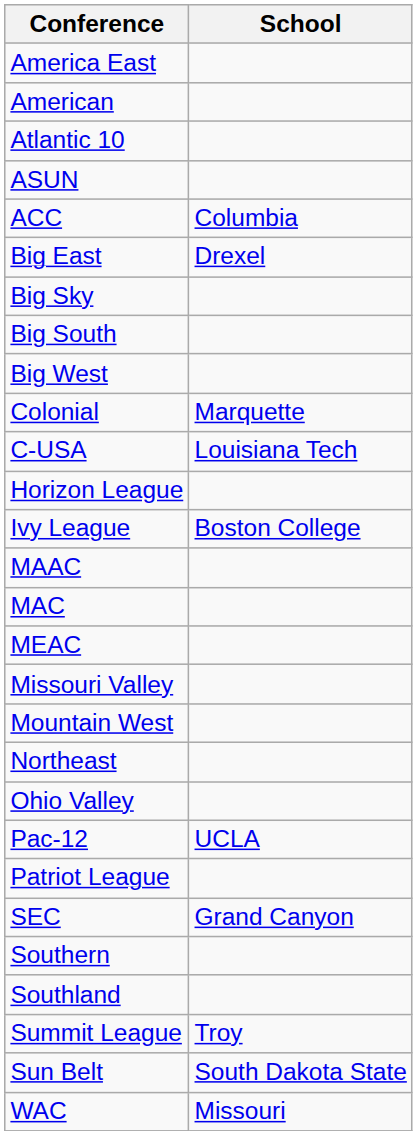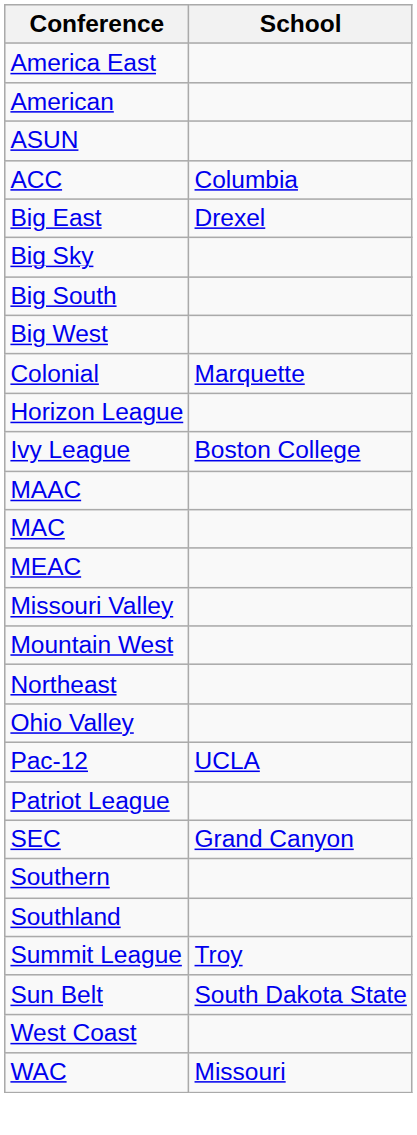- row: (68, 140)
- row: (48, 450)
+ row: (73, 1033)
